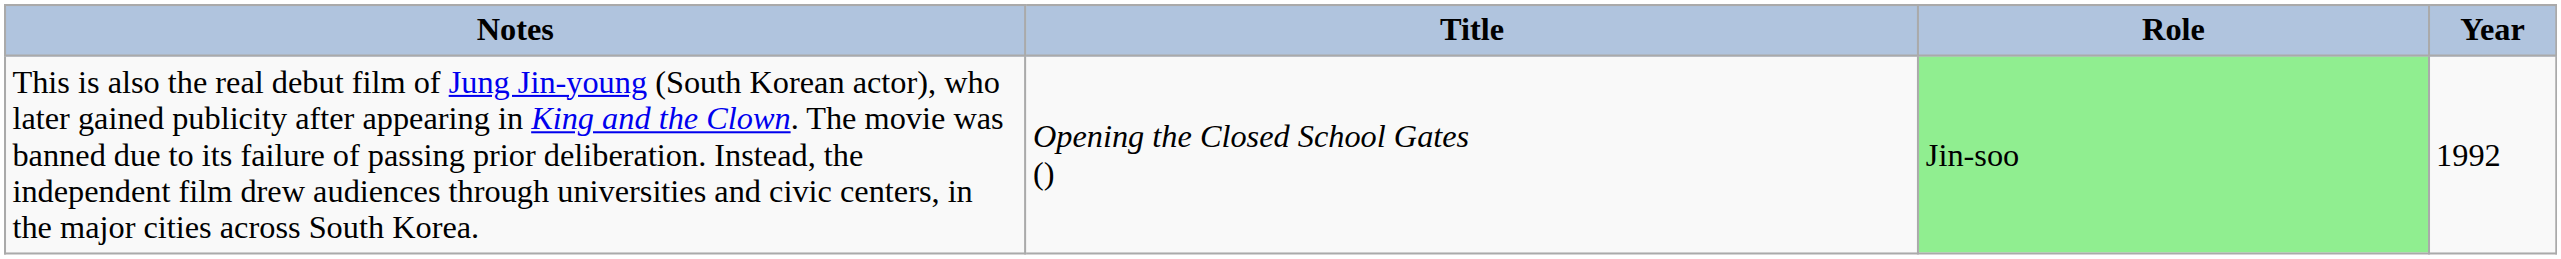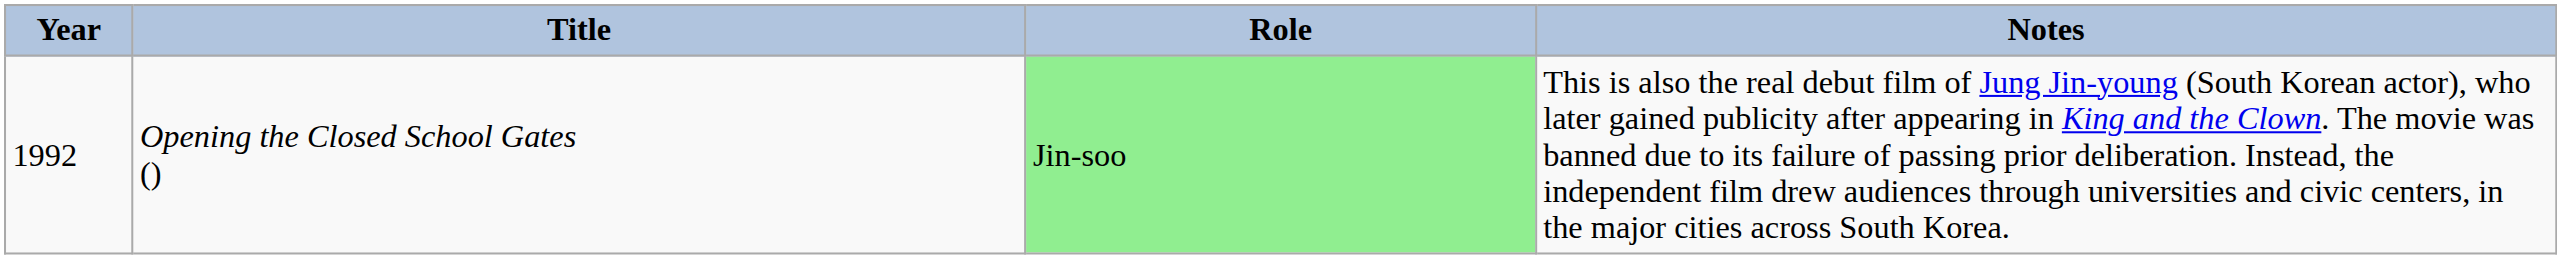columns swapped: (2492, 30) <-> (515, 30)
